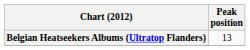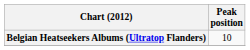(227, 38) 13 -> (227, 38) 10
